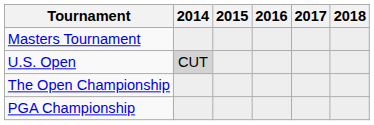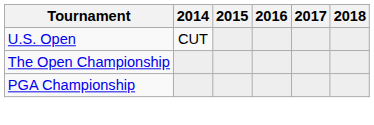- row: (74, 39)
(193, 62) lightgrey background -> (193, 39) no background
